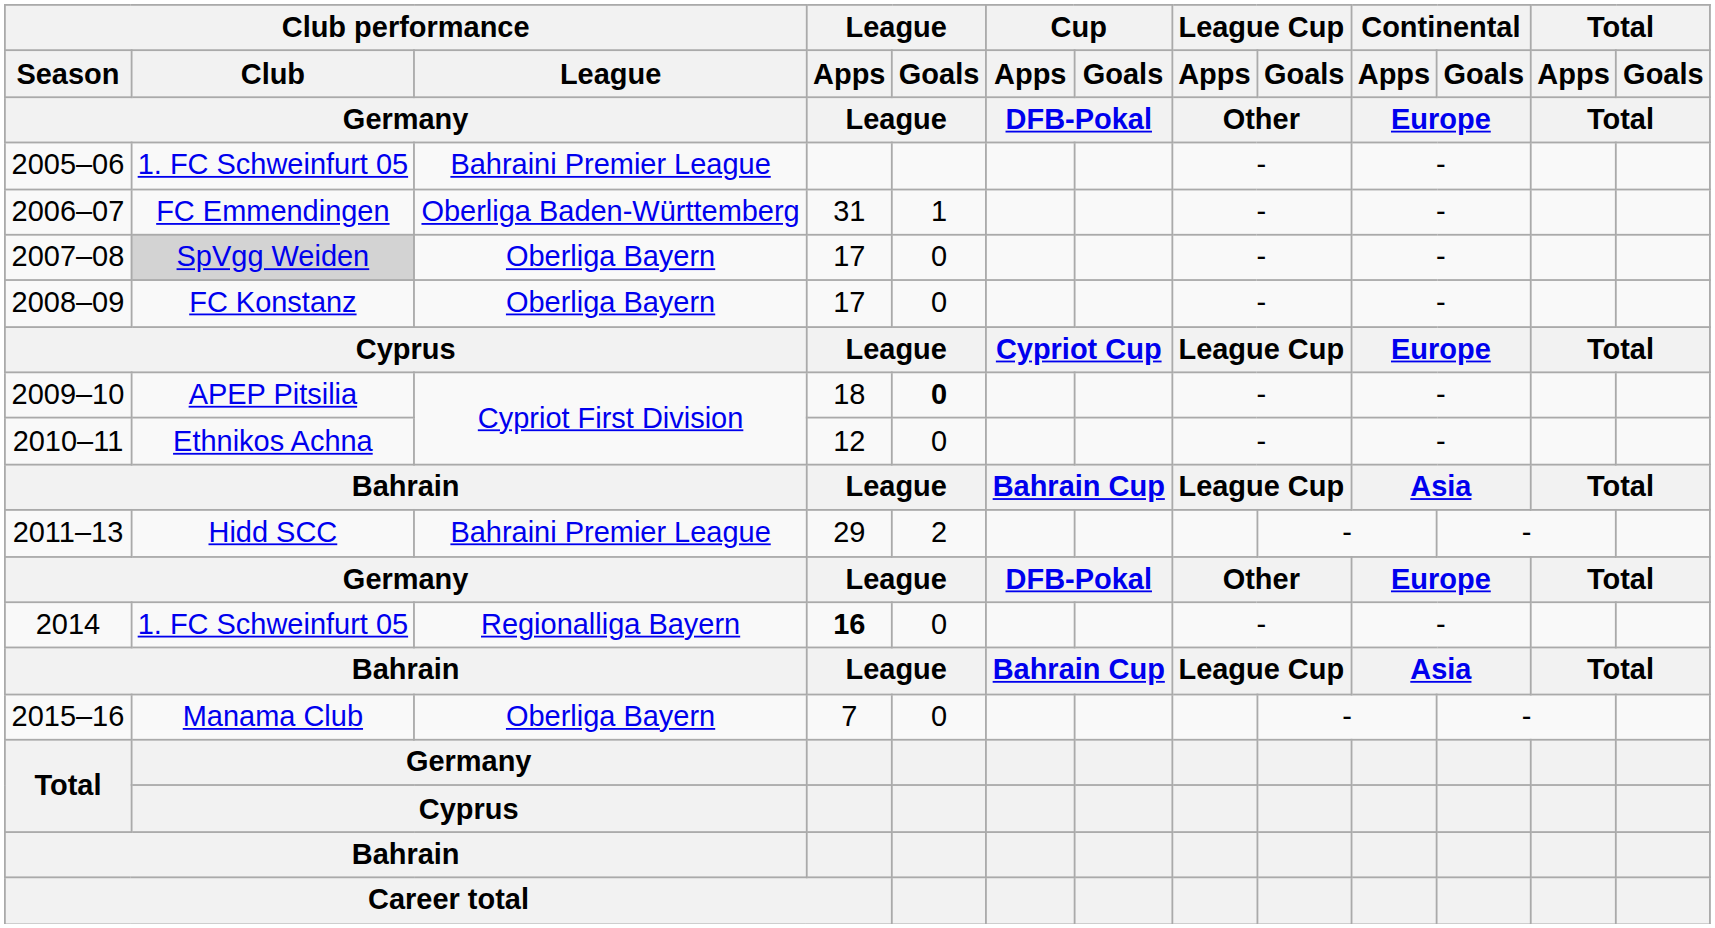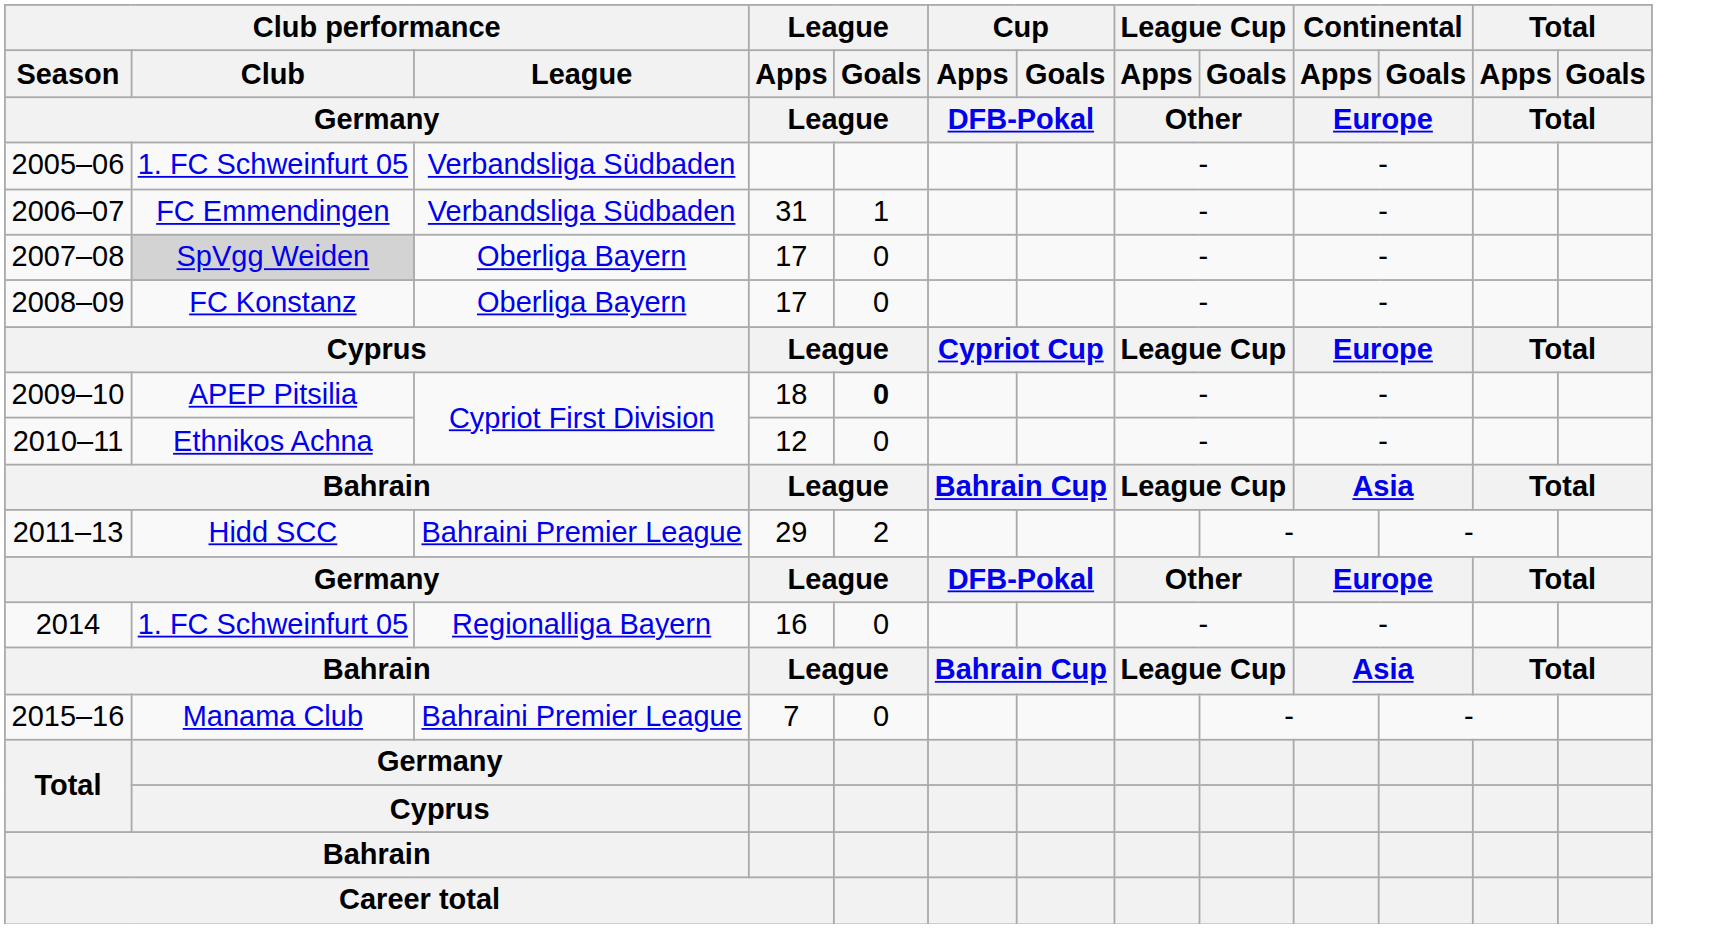(611, 165) Bahraini Premier League -> (582, 165) Verbandsliga Südbaden
(611, 211) Oberliga Baden-Württemberg -> (582, 211) Verbandsliga Südbaden
(849, 624) bold -> (791, 624) normal
(611, 716) Oberliga Bayern -> (582, 716) Bahraini Premier League
